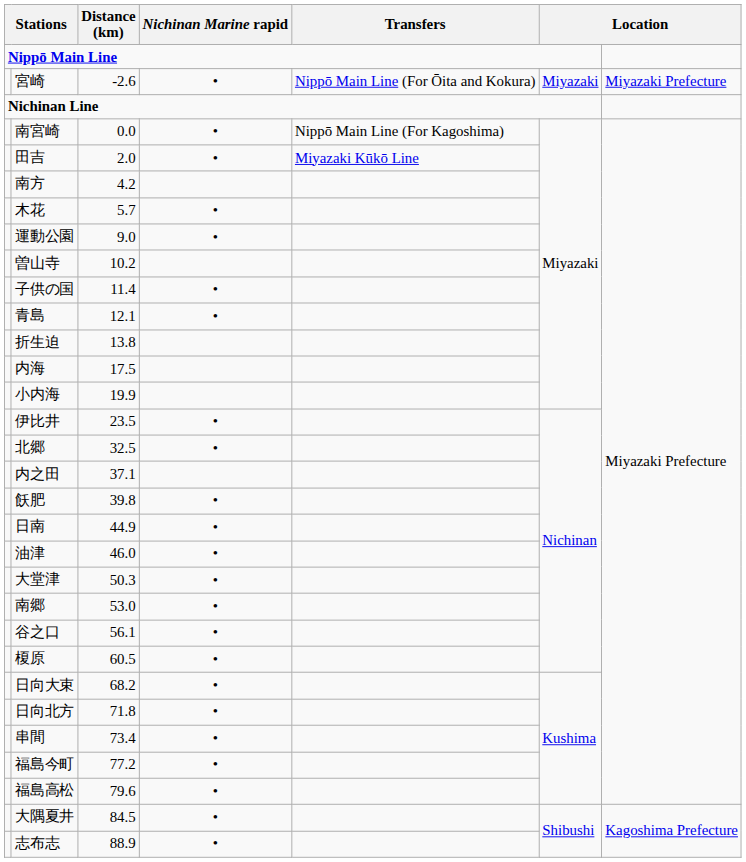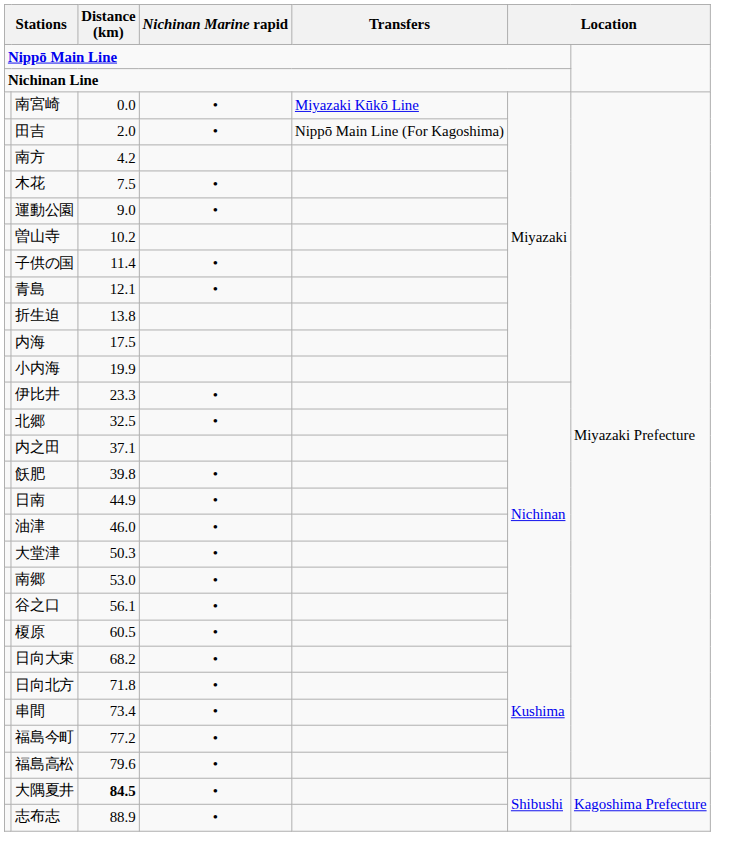- row: (30, 81)
(399, 131) Nippō Main Line (For Kagoshima) -> (357, 105) Miyazaki Kūkō Line
(357, 158) Miyazaki Kūkō Line -> (399, 131) Nippō Main Line (For Kagoshima)
(126, 210) 5.7 -> (126, 184) 7.5
(123, 421) 23.5 -> (123, 395) 23.3
(123, 817) normal -> (123, 791) bold
